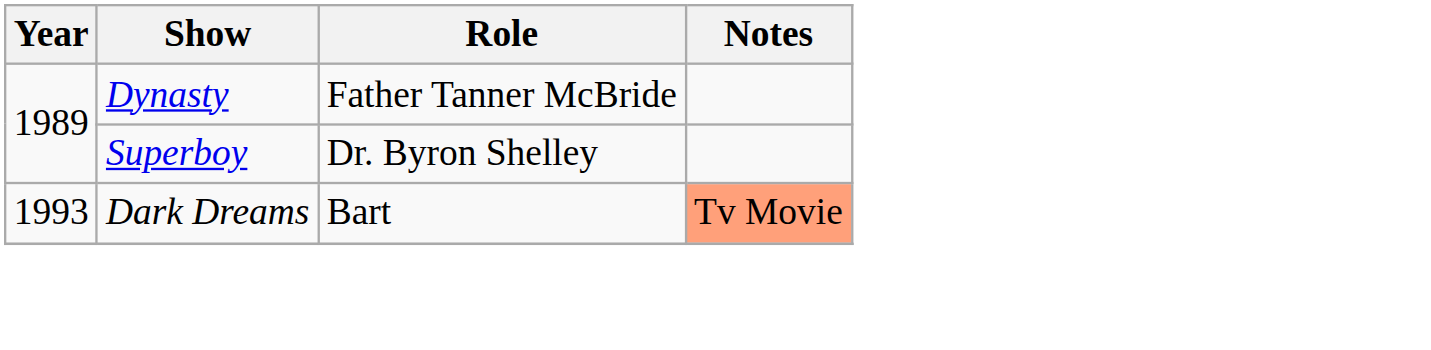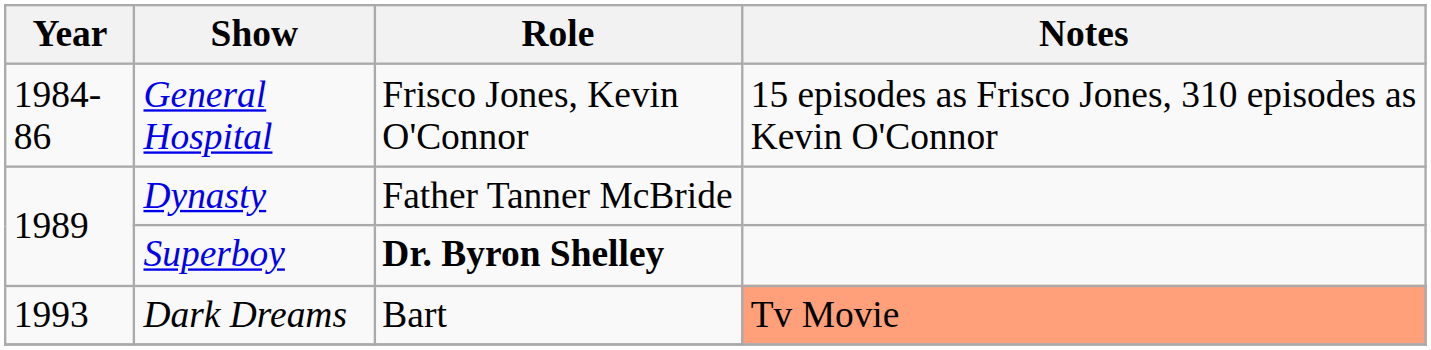+ row: (208, 114)
(462, 152) normal -> (523, 254) bold
